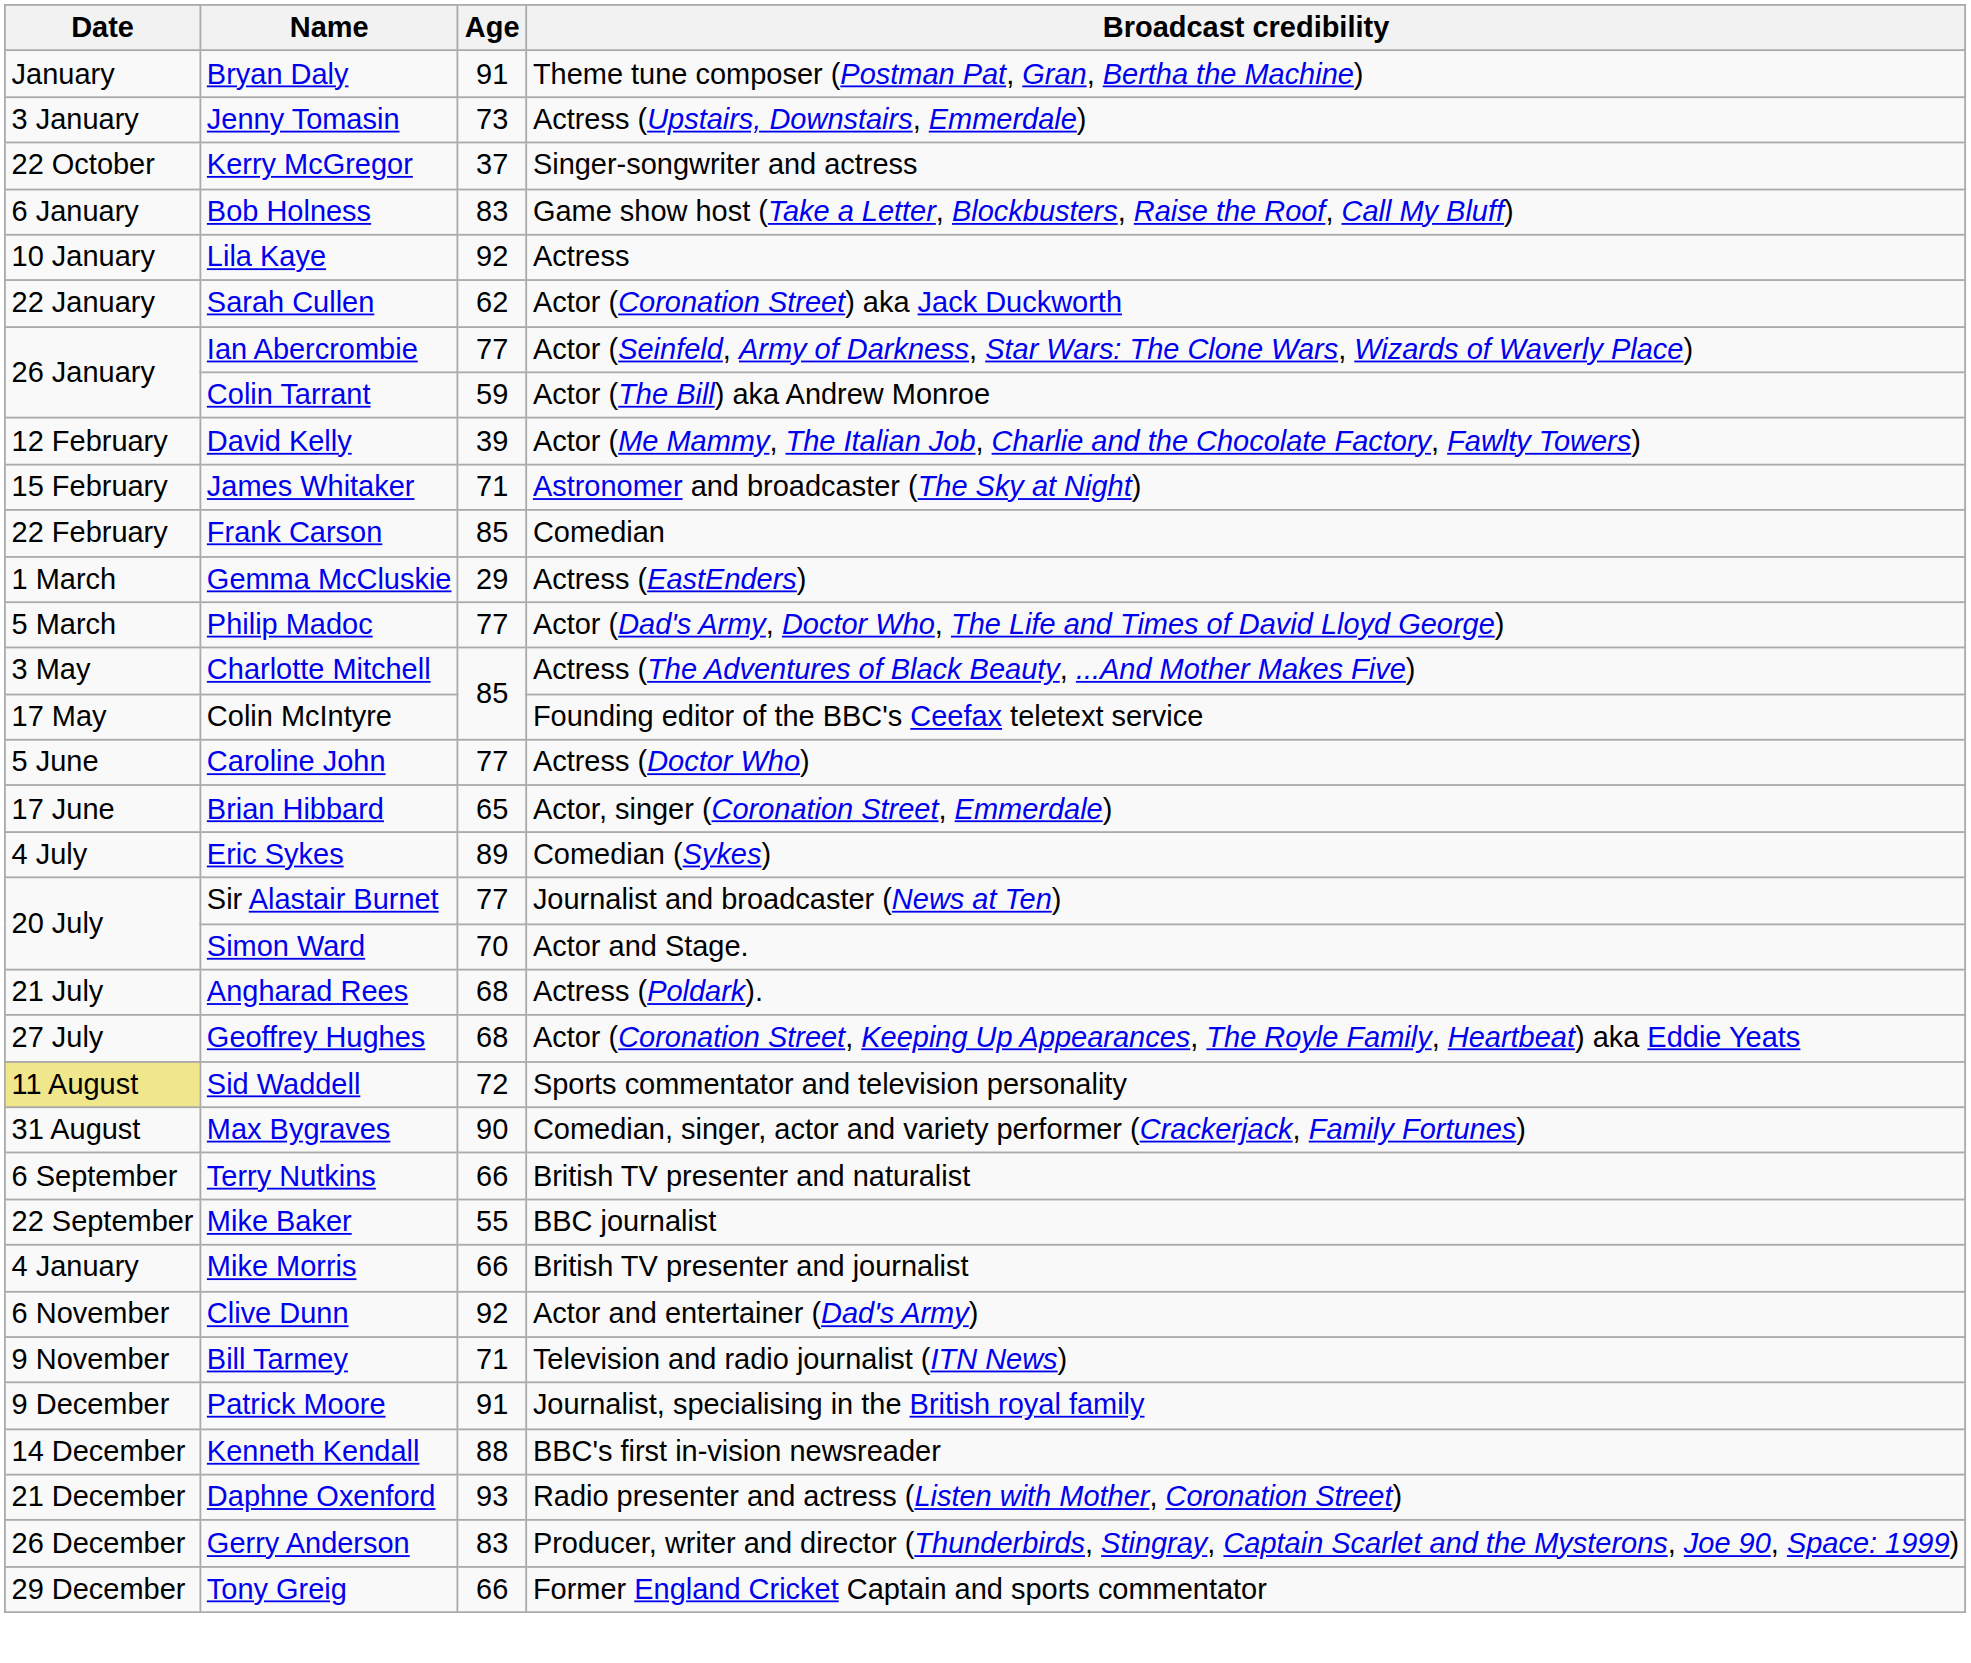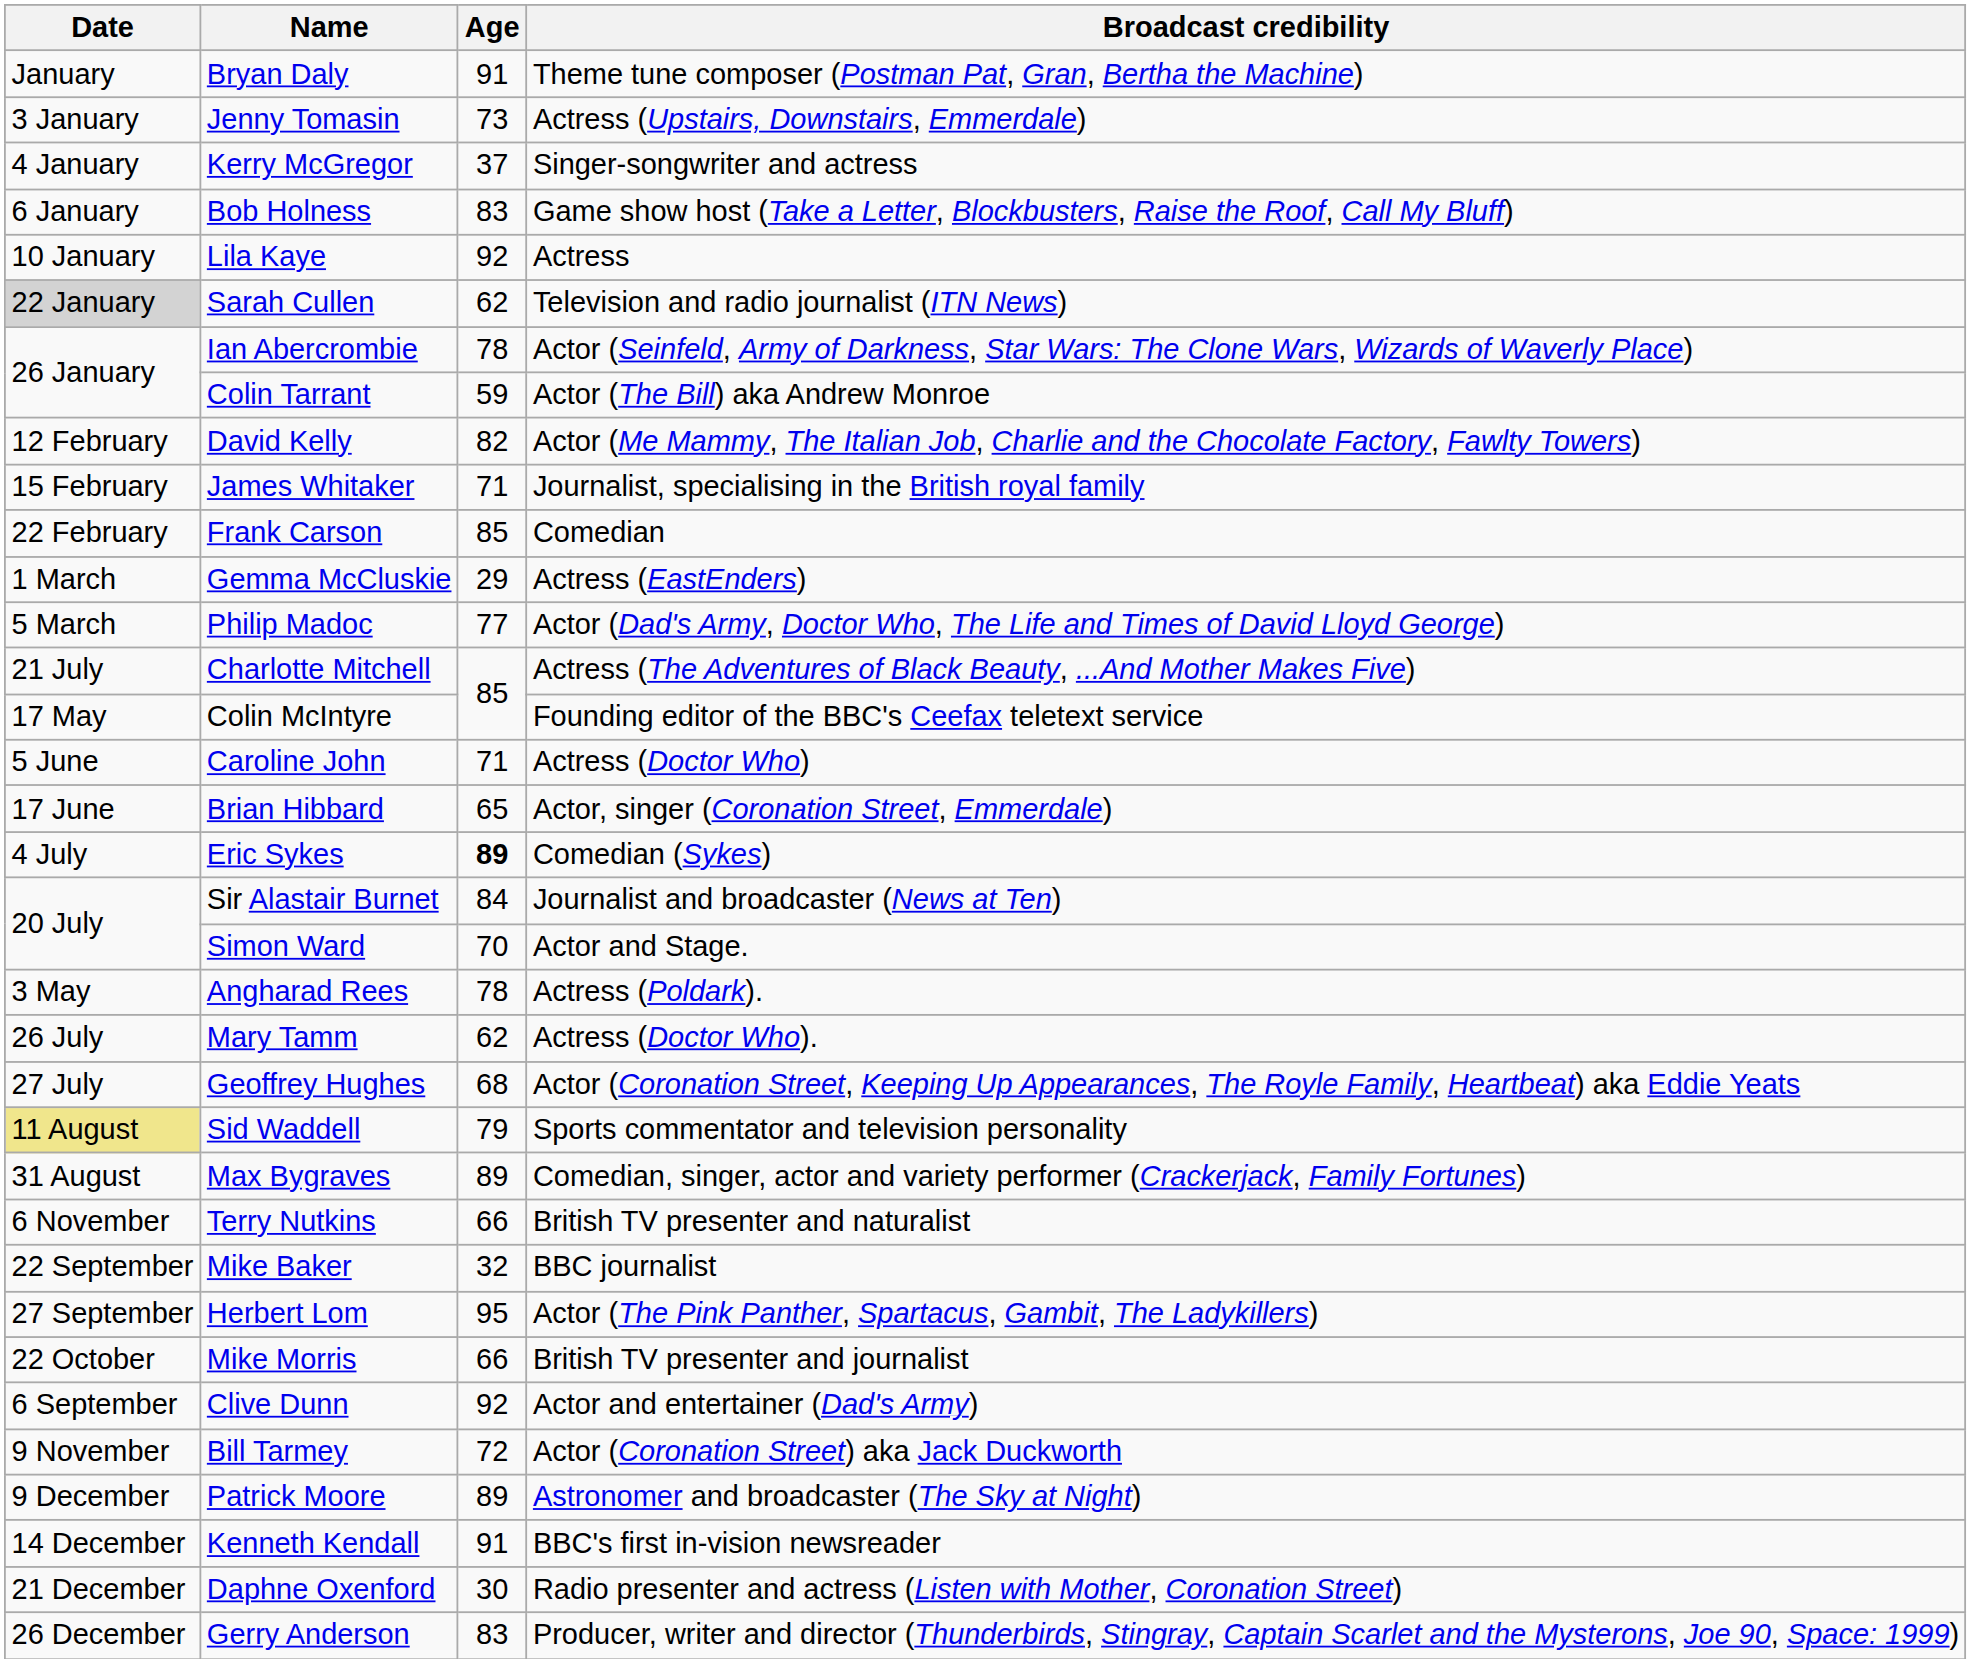(83, 165) 22 October -> (75, 165) 4 January
(83, 303) no background -> (83, 303) lightgrey background
(827, 303) Actor (Coronation Street) aka Jack Duckworth -> (800, 303) Television and radio journalist (ITN News)
(492, 348) 77 -> (492, 348) 78
(492, 440) 39 -> (492, 440) 82
(837, 486) Astronomer and broadcaster (The Sky at Night) -> (839, 486) Journalist, specialising in the British royal family
(51, 670) 3 May -> (57, 670) 21 July
(492, 762) 77 -> (492, 762) 71
(492, 854) normal -> (492, 854) bold
(492, 900) 77 -> (492, 900) 84
(57, 991) 21 July -> (51, 991) 3 May
(492, 991) 68 -> (492, 991) 78
+ row: (282, 1037)
(492, 1083) 72 -> (492, 1129) 79
(492, 1129) 90 -> (492, 1175) 89
(94, 1175) 6 September -> (90, 1221) 6 November
(492, 1221) 55 -> (492, 1267) 32
+ row: (287, 1313)
(75, 1267) 4 January -> (83, 1359) 22 October
(90, 1313) 6 November -> (94, 1405) 6 September
(492, 1359) 71 -> (492, 1451) 72
(800, 1359) Television and radio journalist (ITN News) -> (827, 1451) Actor (Coronation Street) aka Jack Duckworth
(492, 1405) 91 -> (492, 1497) 89
(839, 1405) Journalist, specialising in the British royal family -> (837, 1497) Astronomer and broadcaster (The Sky at Night)
(492, 1451) 88 -> (492, 1543) 91
(492, 1497) 93 -> (492, 1589) 30
- row: (277, 1589)
